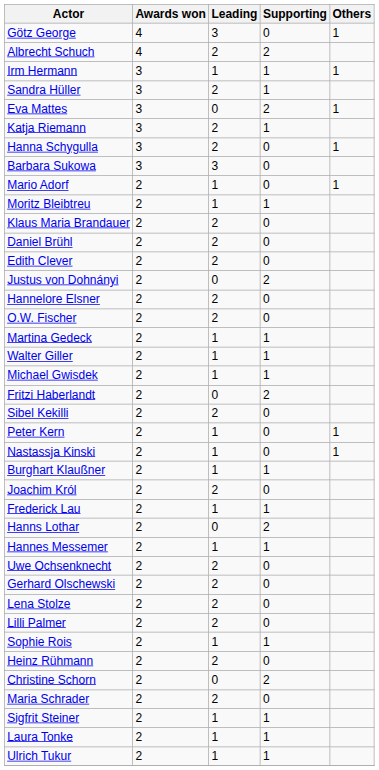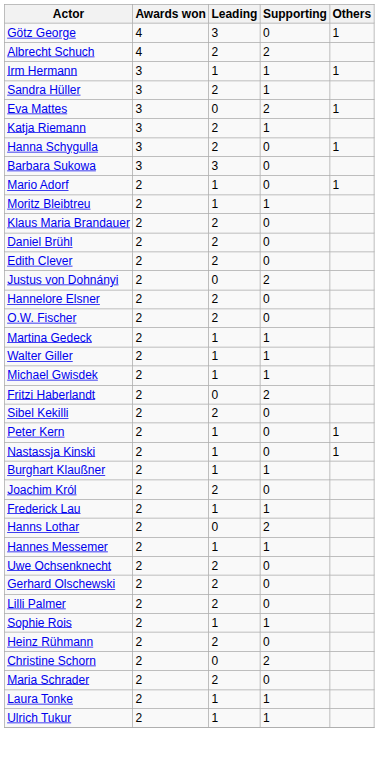- row: (39, 603)
- row: (43, 718)
